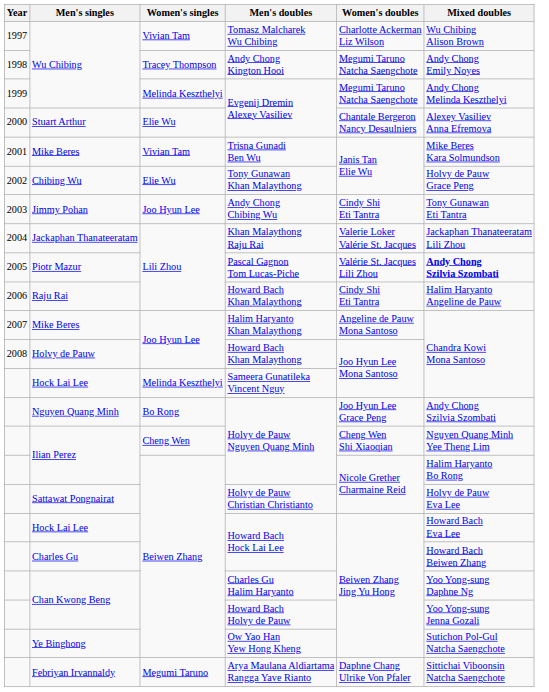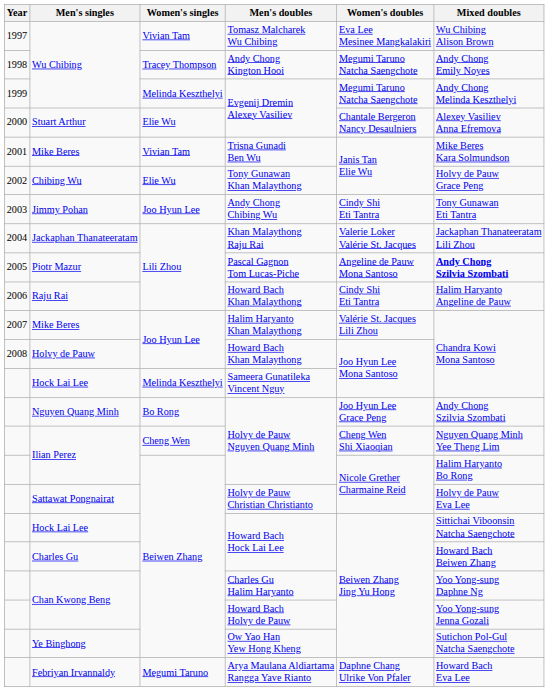(380, 36) Charlotte Ackerman Liz Wilson -> (385, 36) Eva Lee Mesinee Mangkalakiri
(377, 267) Valérie St. Jacques Lili Zhou -> (376, 267) Angeline de Pauw Mona Santoso
(376, 325) Angeline de Pauw Mona Santoso -> (377, 325) Valérie St. Jacques Lili Zhou
(455, 528) Howard Bach Eva Lee -> (475, 528) Sittichai Viboonsin Natcha Saengchote
(466, 672) Sittichai Viboonsin Natcha Saengchote -> (464, 672) Howard Bach Eva Lee
